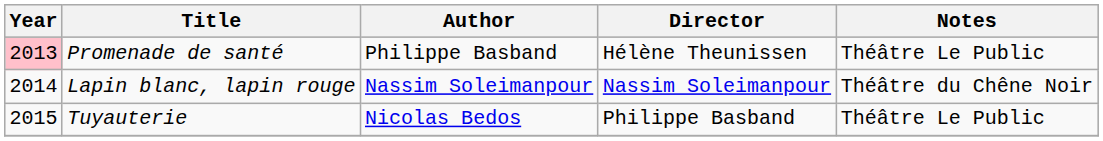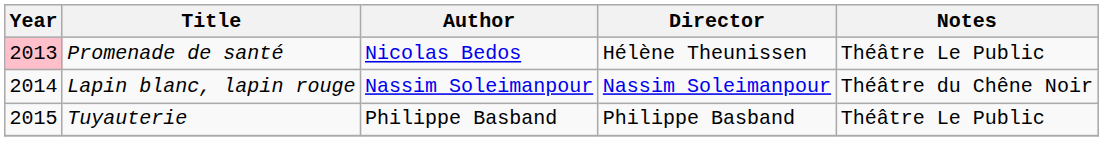(461, 54) Philippe Basband -> (443, 54) Nicolas Bedos
(443, 119) Nicolas Bedos -> (461, 119) Philippe Basband
